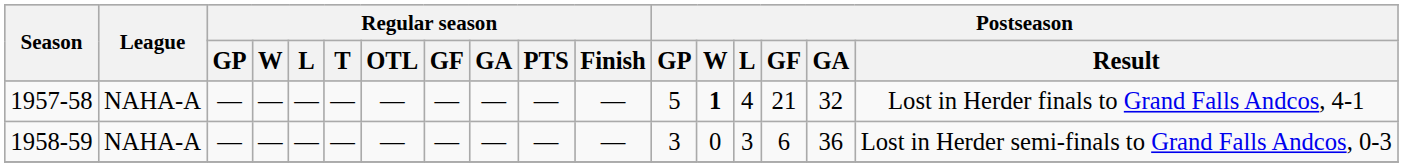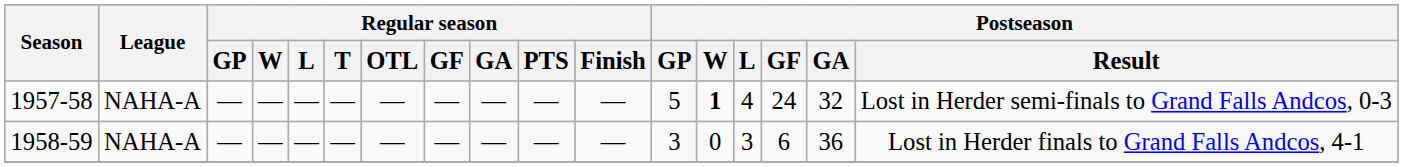(784, 101) 21 -> (784, 101) 24
(1126, 101) Lost in Herder finals to Grand Falls Andcos, 4-1 -> (1126, 101) Lost in Herder semi-finals to Grand Falls Andcos, 0-3
(1126, 142) Lost in Herder semi-finals to Grand Falls Andcos, 0-3 -> (1126, 142) Lost in Herder finals to Grand Falls Andcos, 4-1
